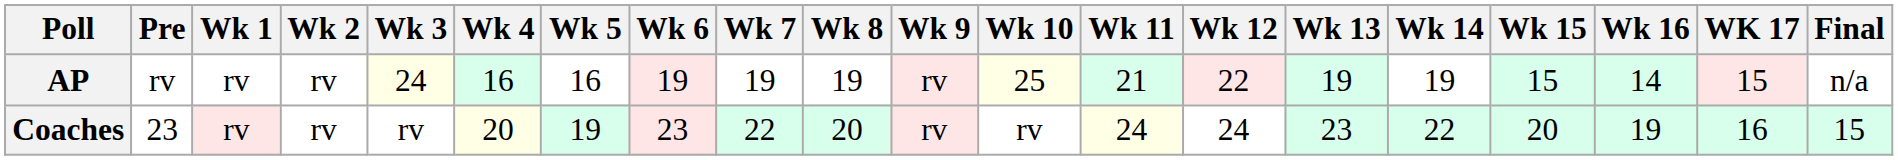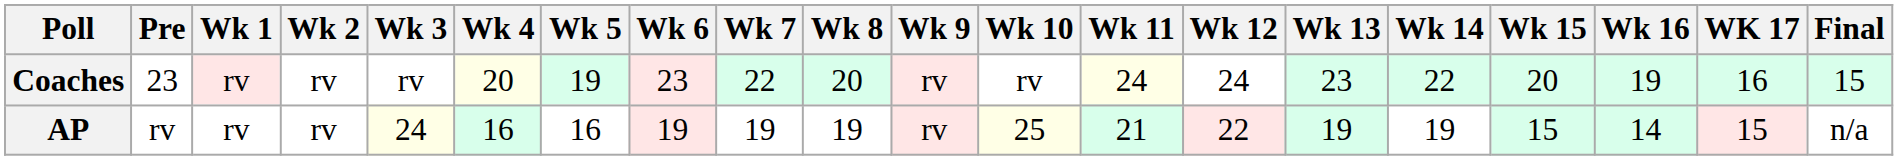rows swapped: (68, 79) <-> (68, 129)
